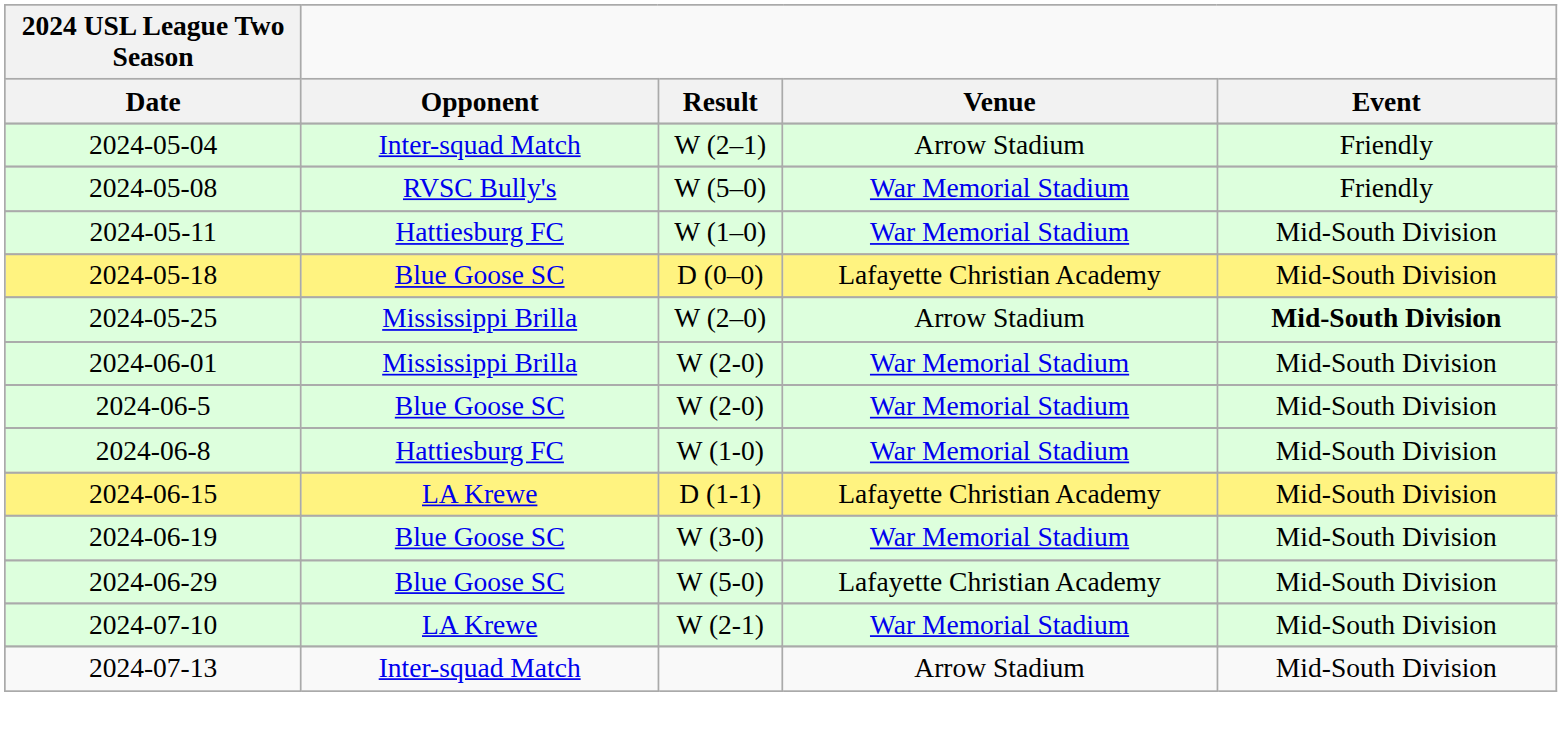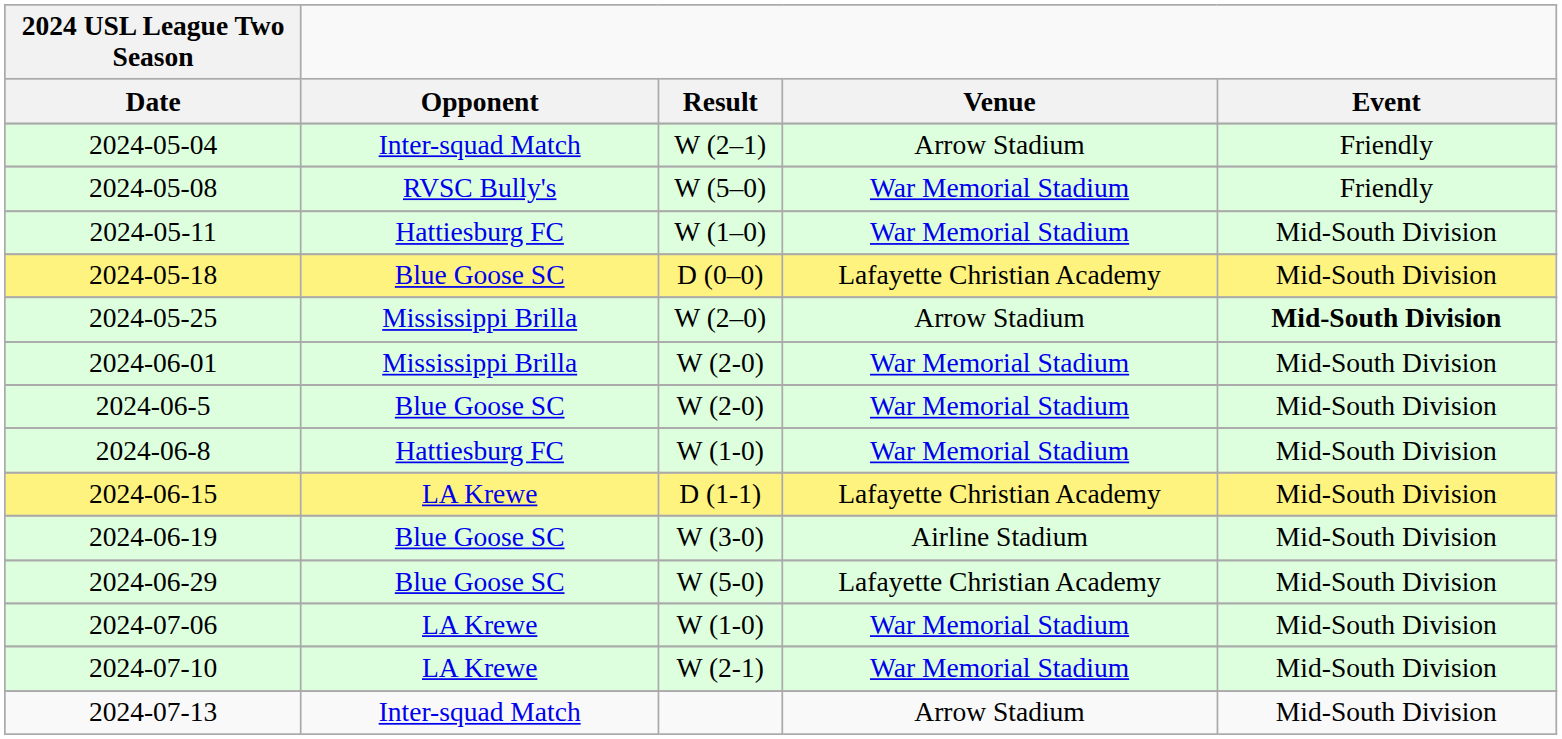(1000, 537) War Memorial Stadium -> (1000, 537) Airline Stadium
+ row: (153, 624)
